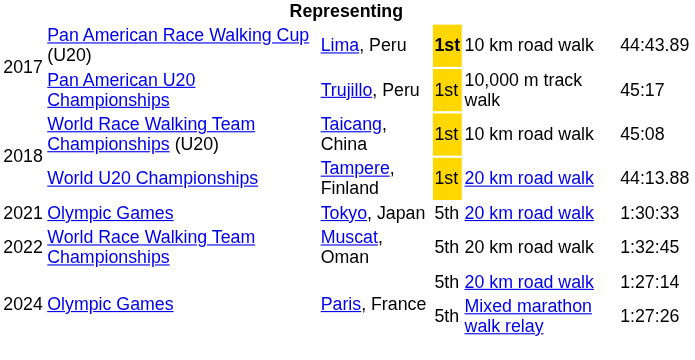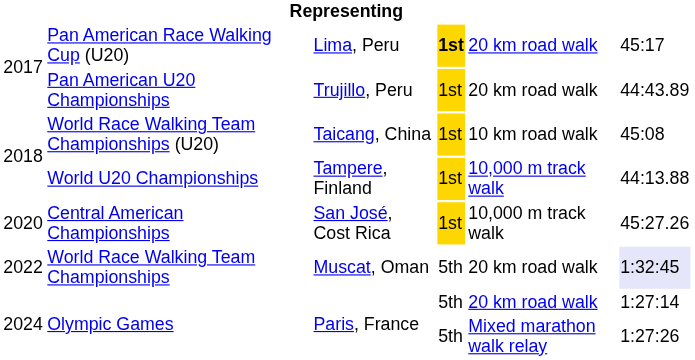(529, 45) 10 km road walk -> (533, 45) 20 km road walk
(655, 45) 44:43.89 -> (642, 45) 45:17
(523, 90) 10,000 m track walk -> (533, 90) 20 km road walk
(642, 90) 45:17 -> (655, 90) 44:43.89
(529, 178) 20 km road walk -> (527, 178) 10,000 m track walk
+ row: (115, 223)
- row: (110, 213)
(650, 247) no background -> (650, 267) lavender background
